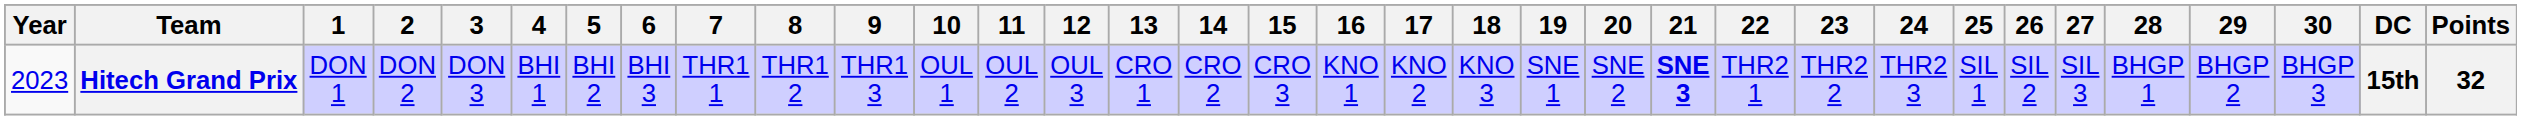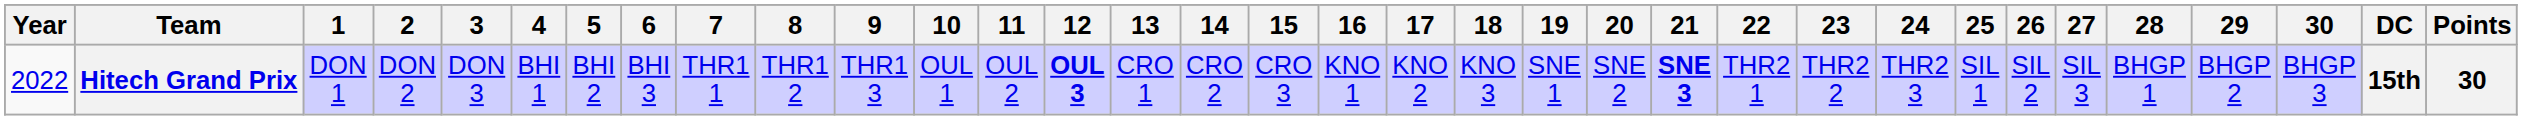(40, 79) 2023 -> (40, 79) 2022
(1077, 79) normal -> (1077, 79) bold
(2471, 79) 32 -> (2472, 79) 30
